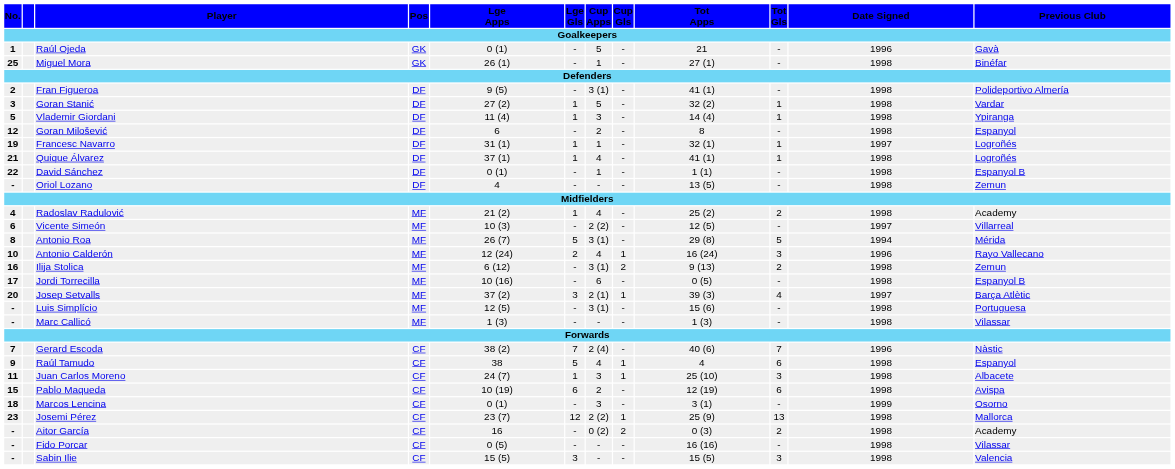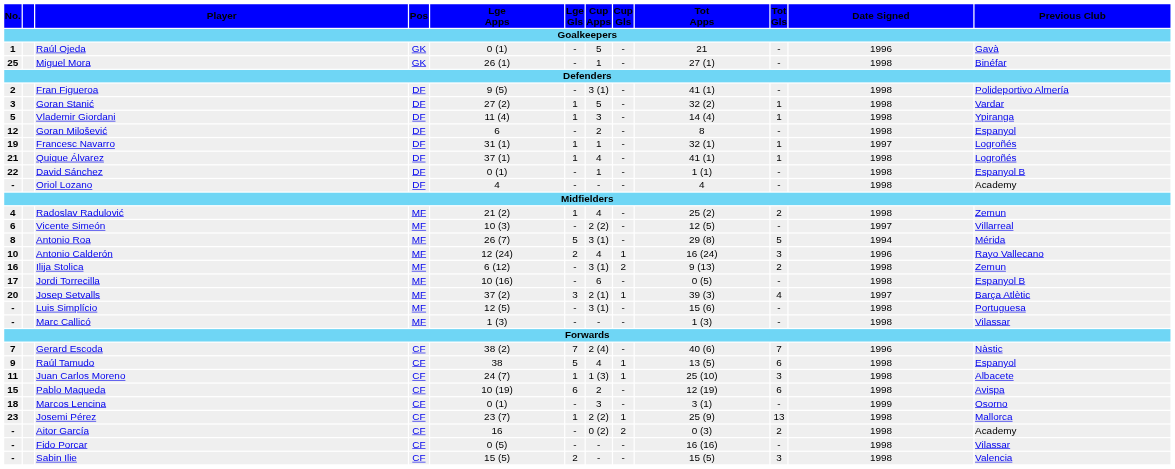(702, 185) 13 (5) -> (702, 185) 4
(990, 185) Zemun -> (996, 185) Academy
(996, 212) Academy -> (990, 212) Zemun
(702, 362) 4 -> (702, 362) 13 (5)
(599, 376) 3 -> (599, 376) 1 (3)
(575, 417) 12 -> (575, 417) 1
(575, 458) 3 -> (575, 458) 2
